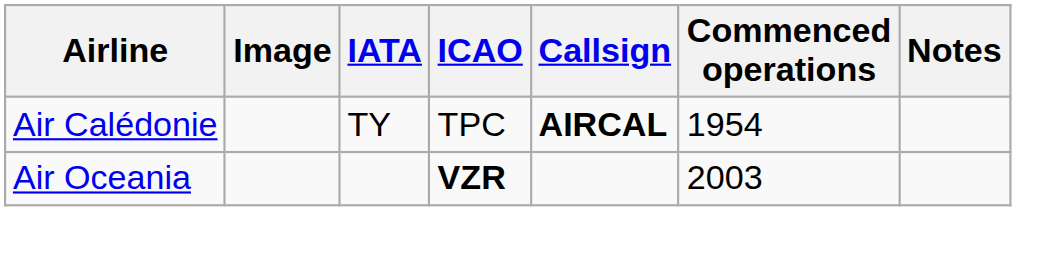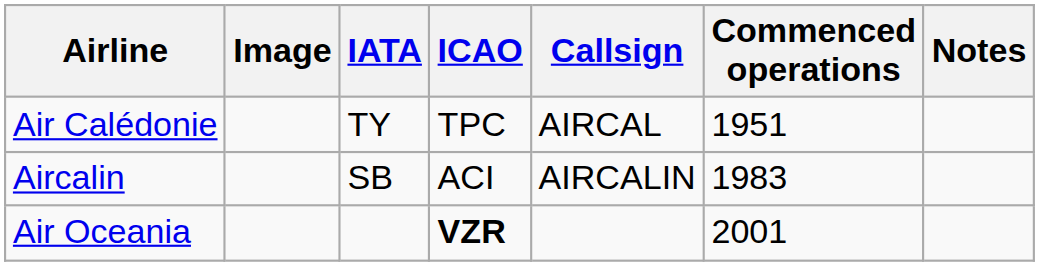(603, 123) bold -> (600, 123) normal
(725, 123) 1954 -> (749, 123) 1951
+ row: (69, 177)
(725, 177) 2003 -> (749, 232) 2001
